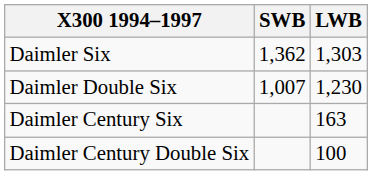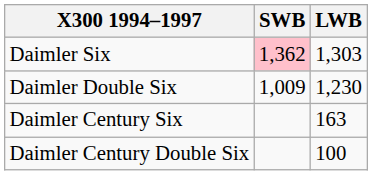(282, 53) no background -> (282, 53) pink background
(282, 86) 1,007 -> (282, 86) 1,009
